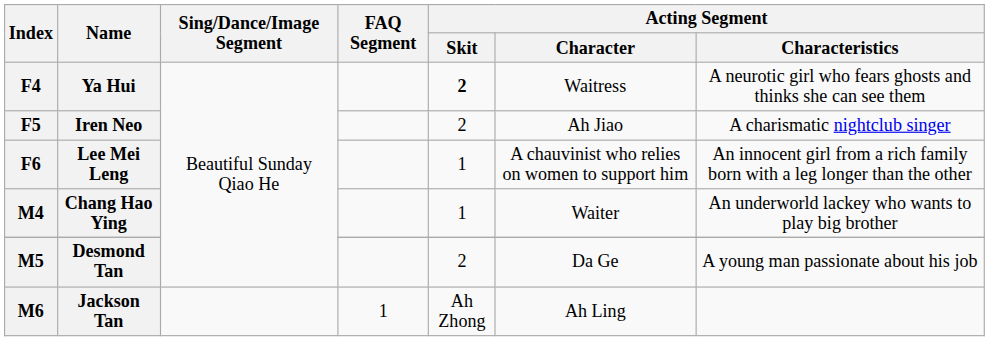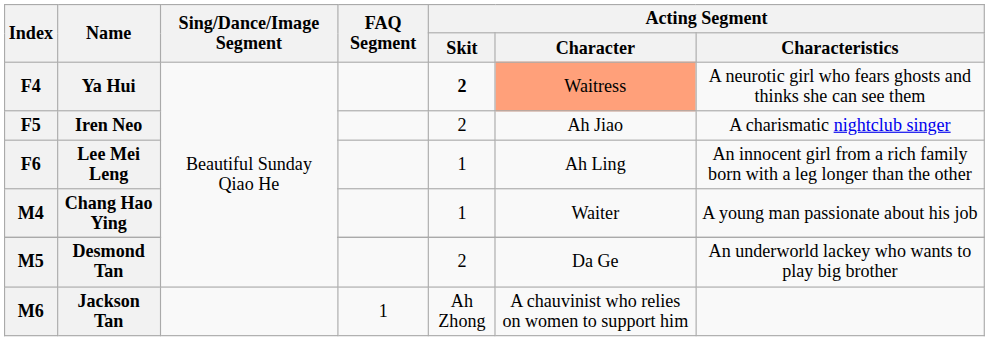(595, 86) no background -> (595, 86) lightsalmon background
(595, 164) A chauvinist who relies on women to support him -> (595, 164) Ah Ling
(840, 213) An underworld lackey who wants to play big brother -> (840, 213) A young man passionate about his job
(840, 262) A young man passionate about his job -> (840, 262) An underworld lackey who wants to play big brother
(595, 311) Ah Ling -> (595, 311) A chauvinist who relies on women to support him
